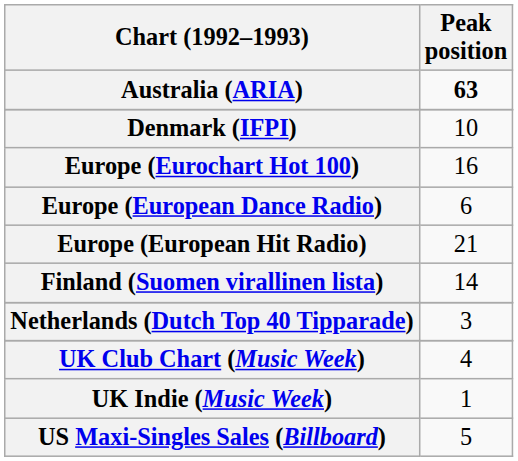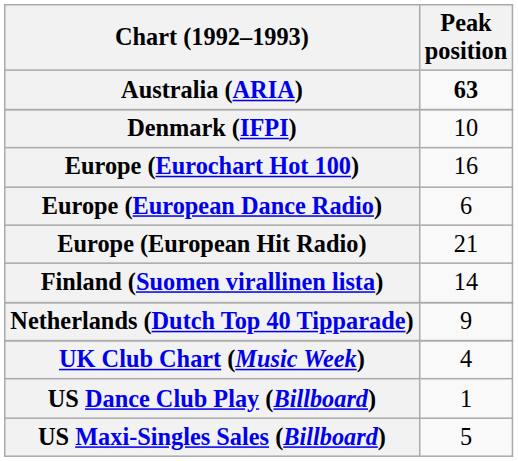(466, 321) 3 -> (466, 321) 9
- row: (212, 398)
+ row: (212, 398)
